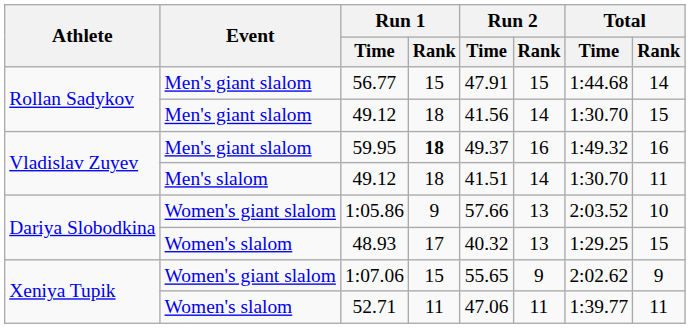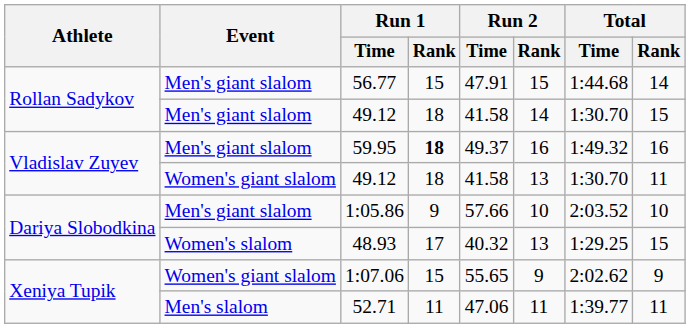(487, 115) 41.56 -> (487, 115) 41.58
(216, 179) Men's slalom -> (250, 179) Women's giant slalom
(487, 179) 41.51 -> (487, 179) 41.58
(539, 179) 14 -> (539, 179) 13
(250, 211) Women's giant slalom -> (238, 211) Men's giant slalom
(539, 211) 13 -> (539, 211) 10
(228, 307) Women's slalom -> (216, 307) Men's slalom
